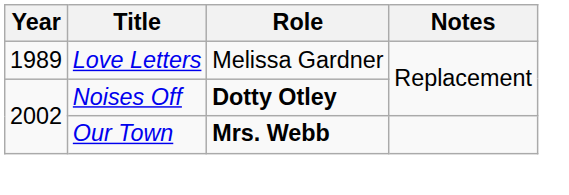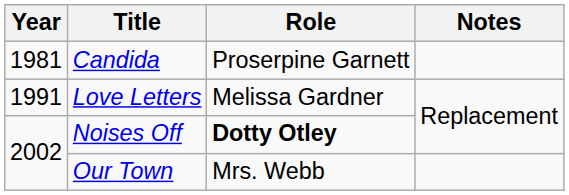+ row: (116, 60)
(36, 60) 1989 -> (36, 97) 1991
(271, 134) bold -> (268, 171) normal
